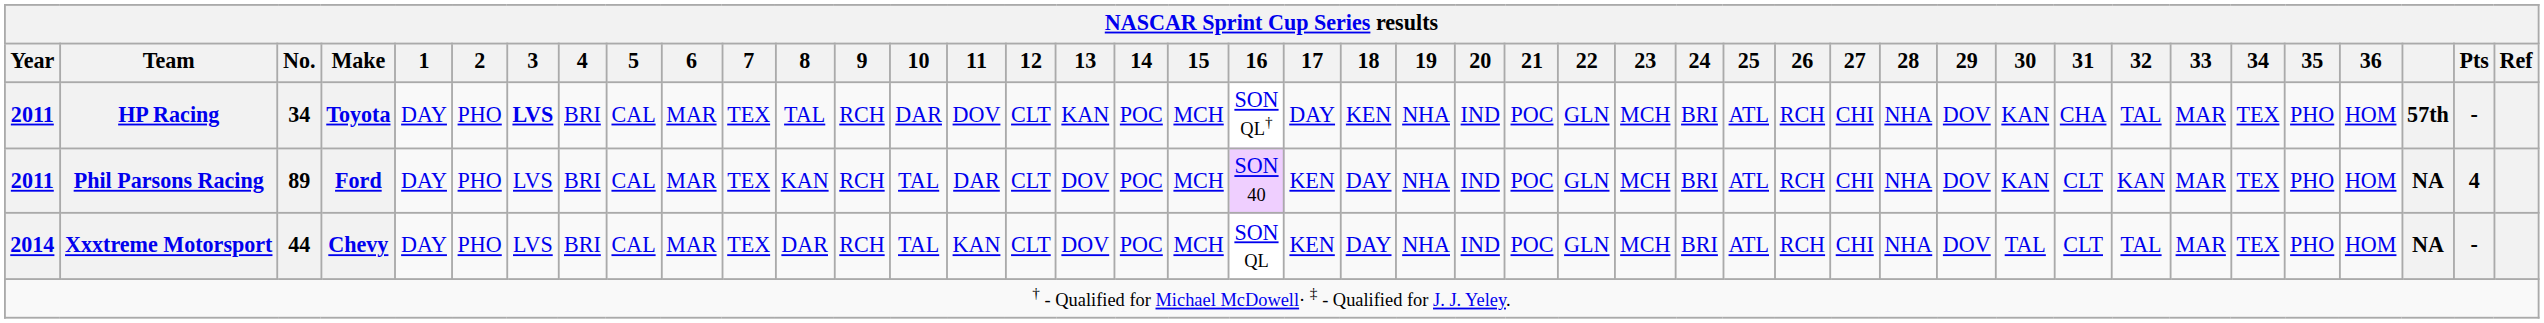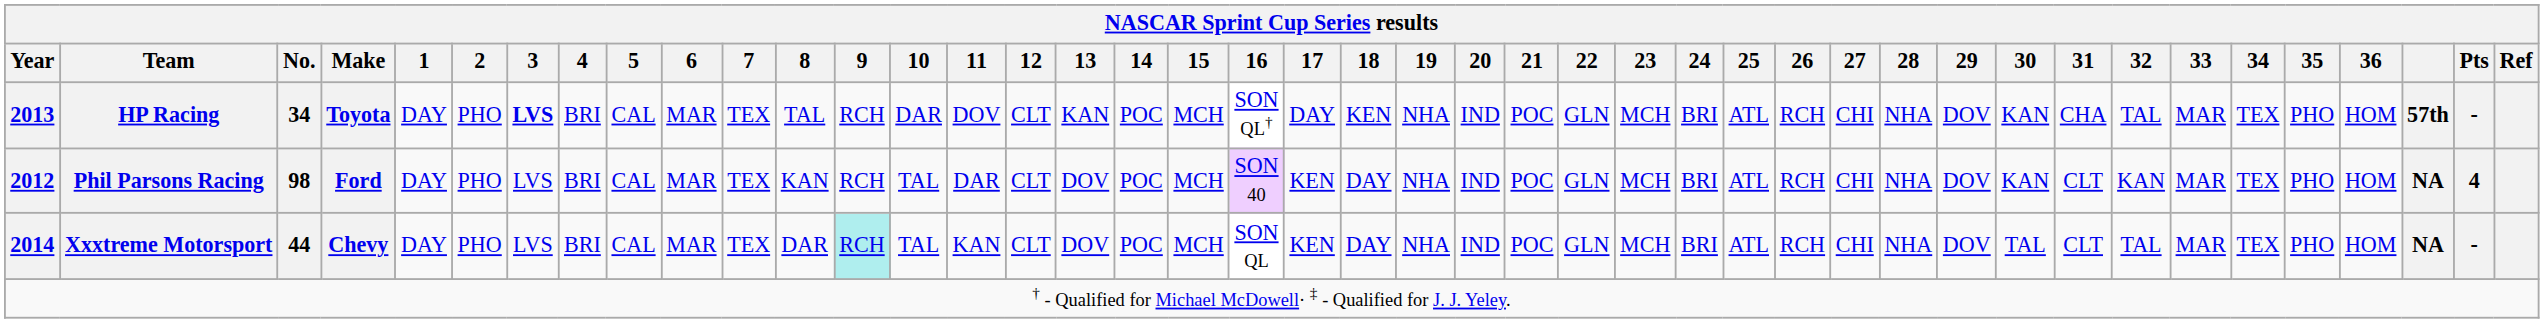(32, 114) 2011 -> (32, 114) 2013
(32, 180) 2011 -> (32, 180) 2012
(299, 180) 89 -> (299, 180) 98
(862, 246) no background -> (862, 246) paleturquoise background
